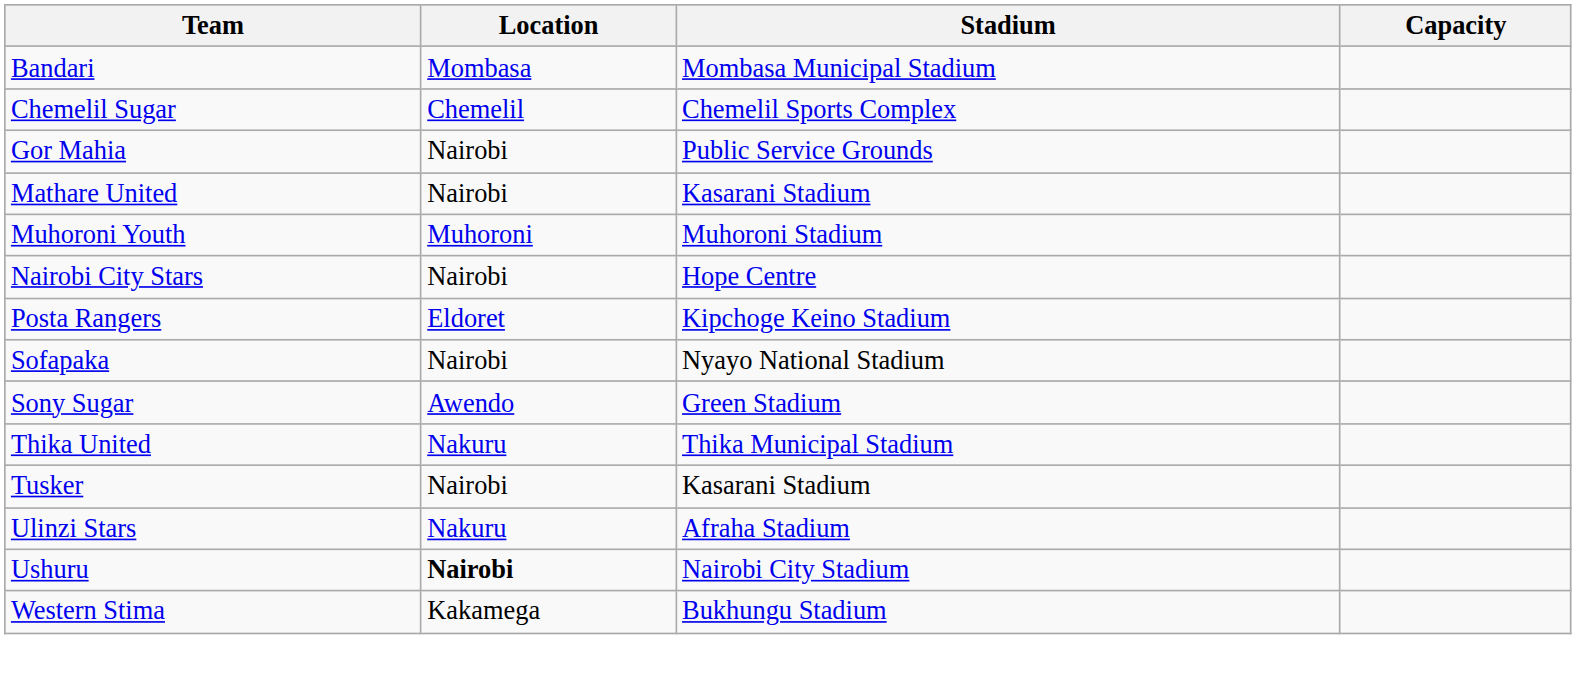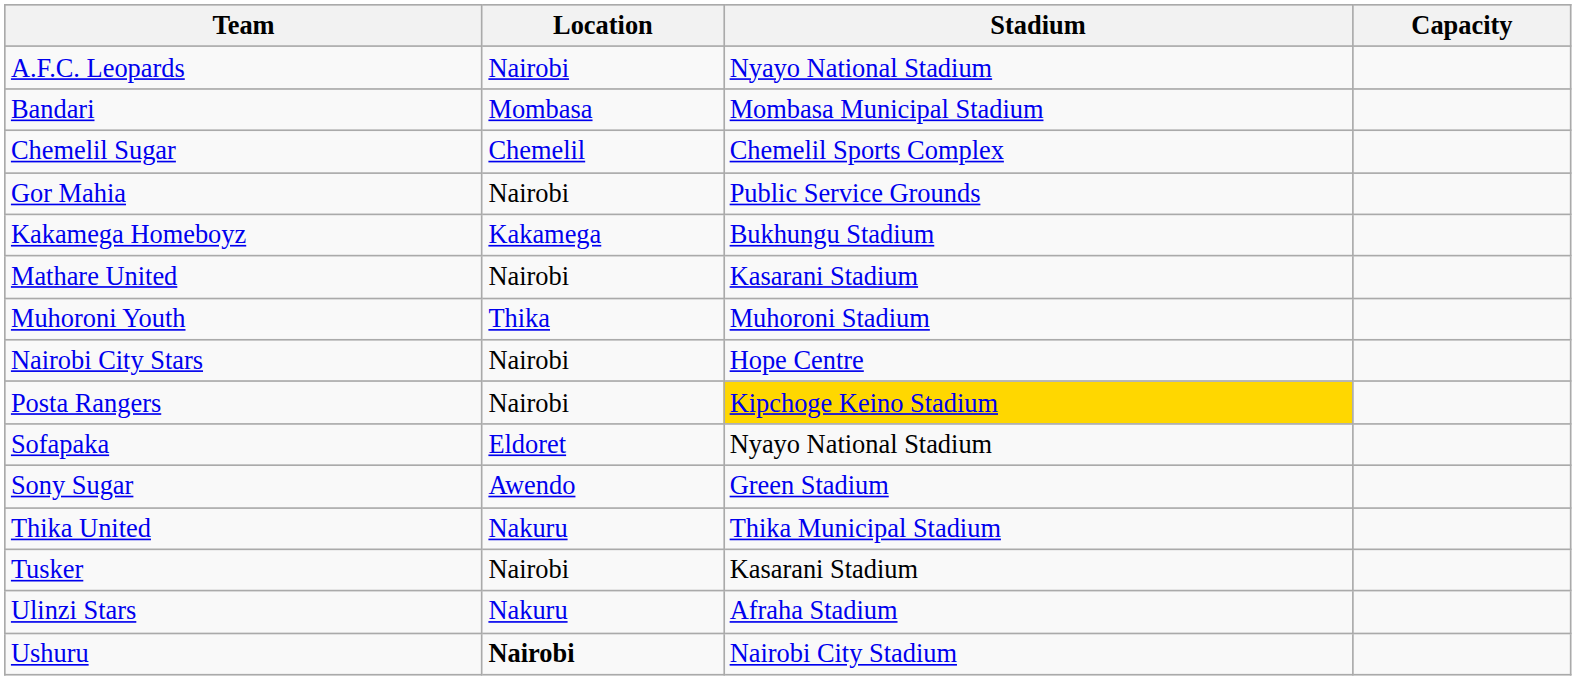+ row: (98, 67)
+ row: (129, 234)
(480, 234) Muhoroni -> (519, 318) Thika
(466, 318) Eldoret -> (529, 402) Nairobi
(816, 318) no background -> (864, 402) gold background
(468, 360) Nairobi -> (527, 444) Eldoret
- row: (88, 611)
